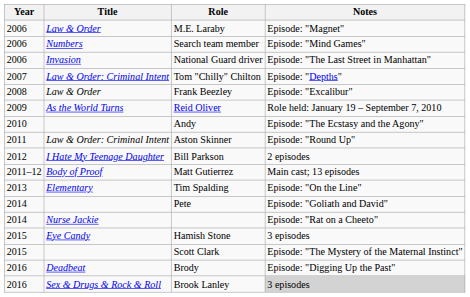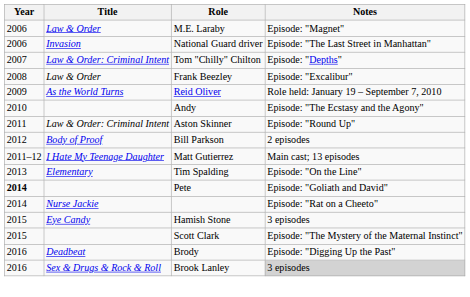- row: (216, 44)
(105, 156) I Hate My Teenage Daughter -> (74, 140) Body of Proof
(74, 172) Body of Proof -> (105, 156) I Hate My Teenage Daughter
(17, 204) normal -> (17, 188) bold
